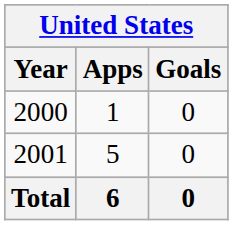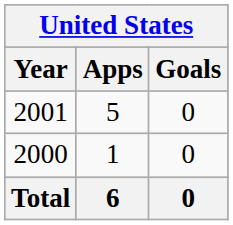rows swapped: (41, 111) <-> (41, 154)
